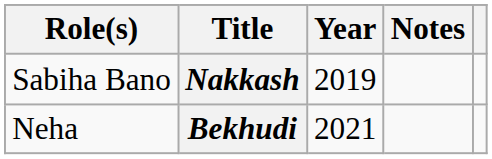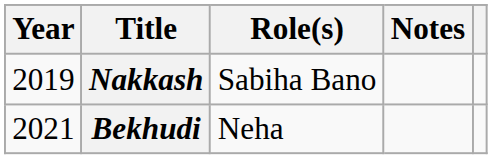columns swapped: (345, 29) <-> (91, 29)
